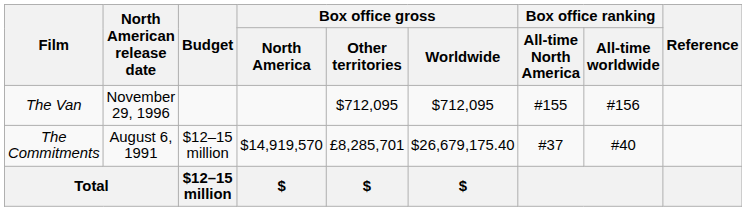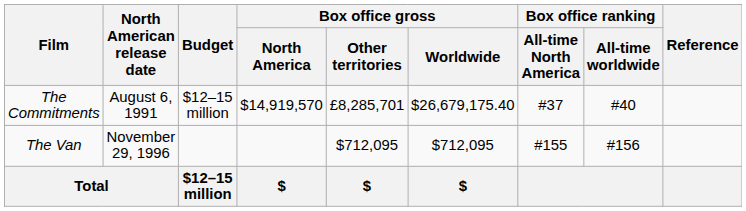rows swapped: (54, 145) <-> (54, 105)
